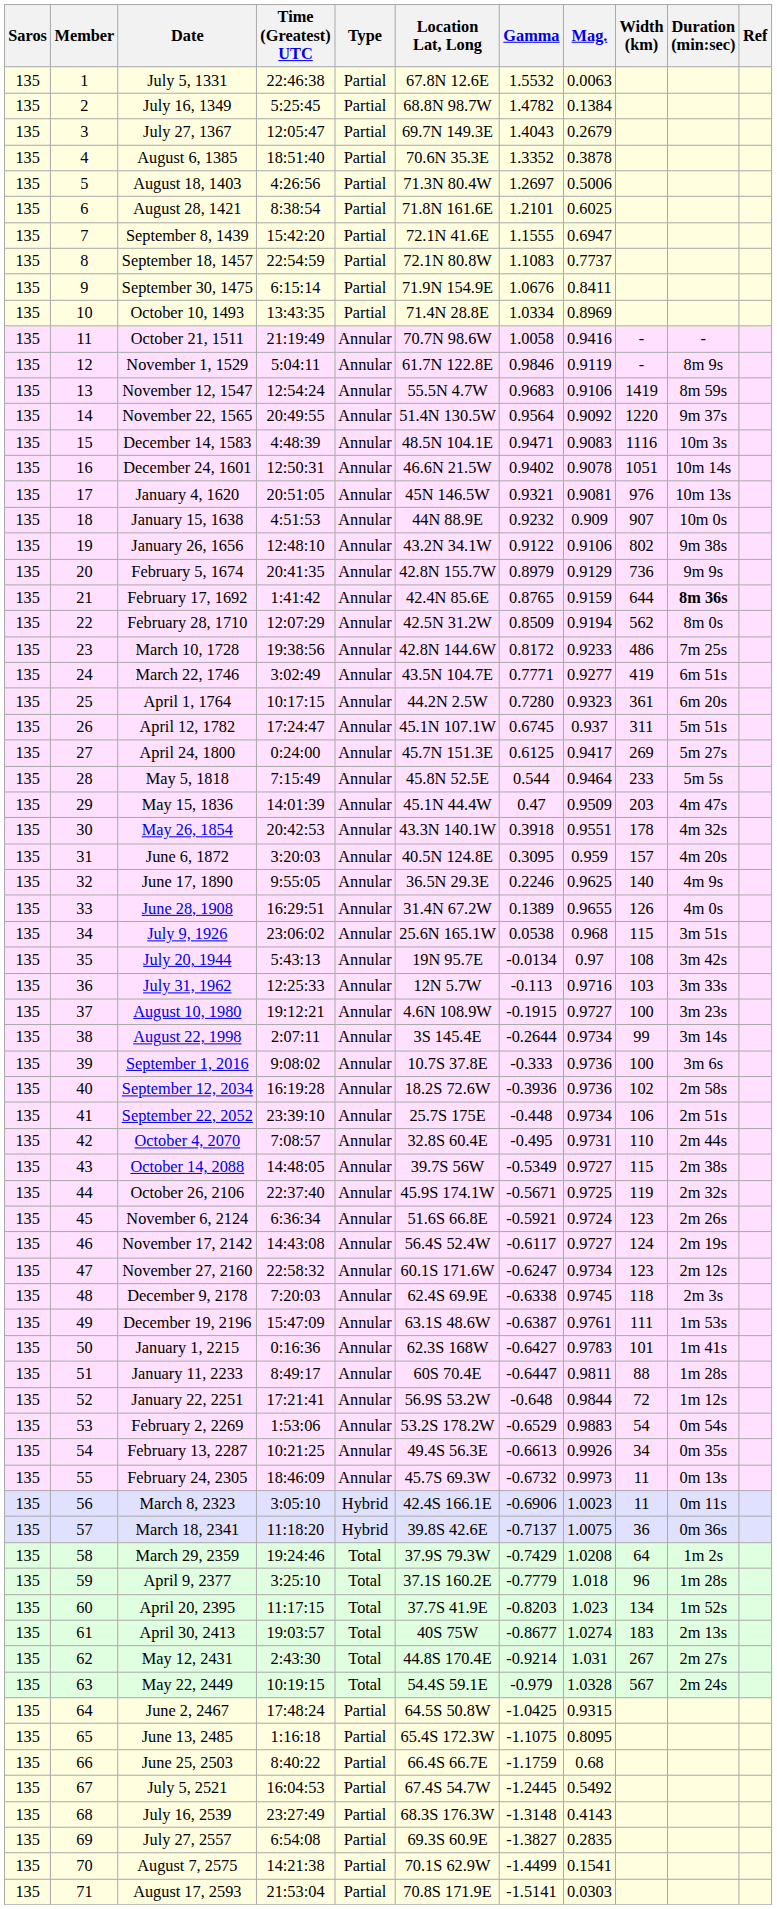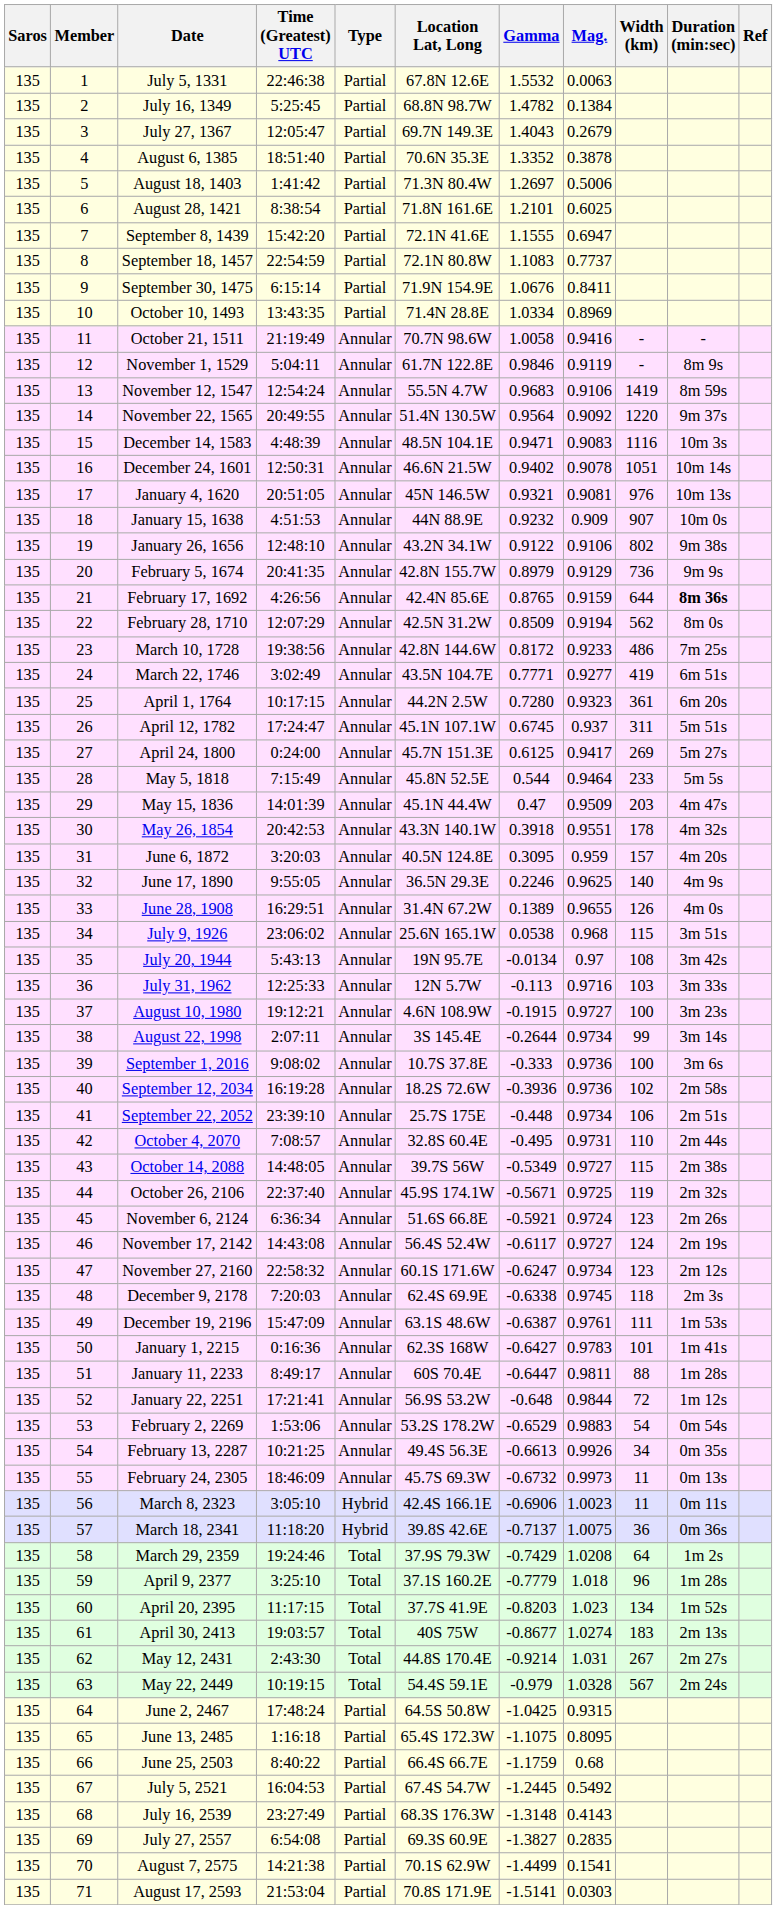(296, 183) 4:26:56 -> (296, 183) 1:41:42
(296, 597) 1:41:42 -> (296, 597) 4:26:56
